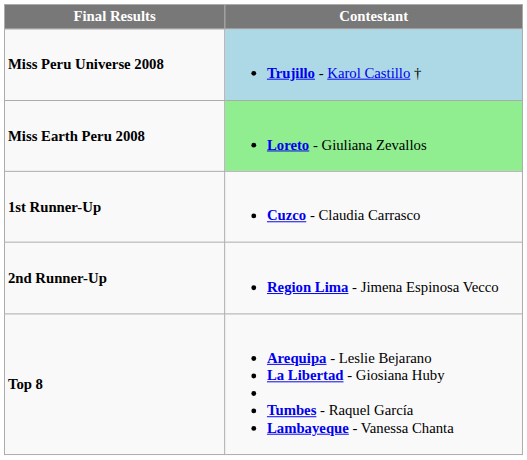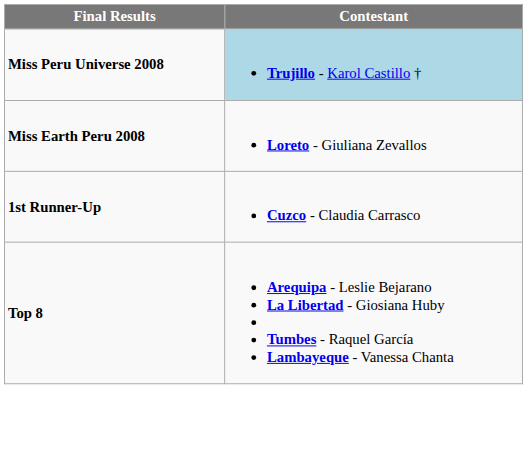(374, 145) lightgreen background -> (374, 145) no background
- row: (57, 278)
